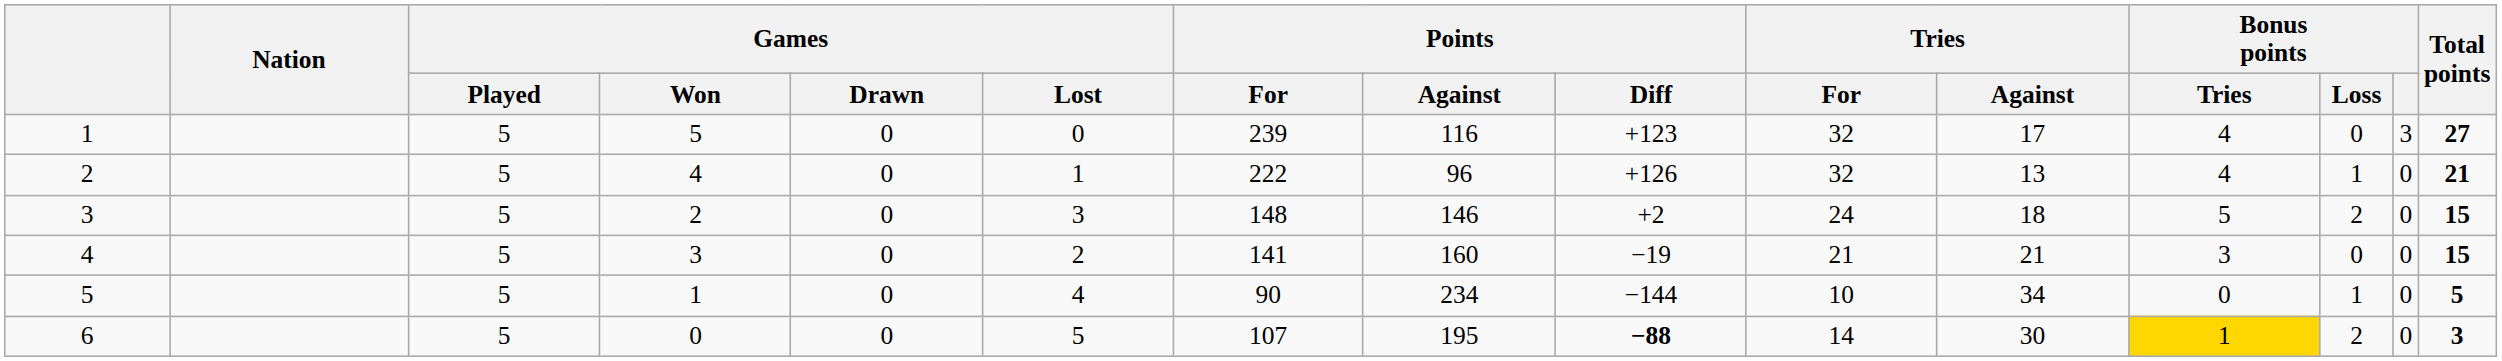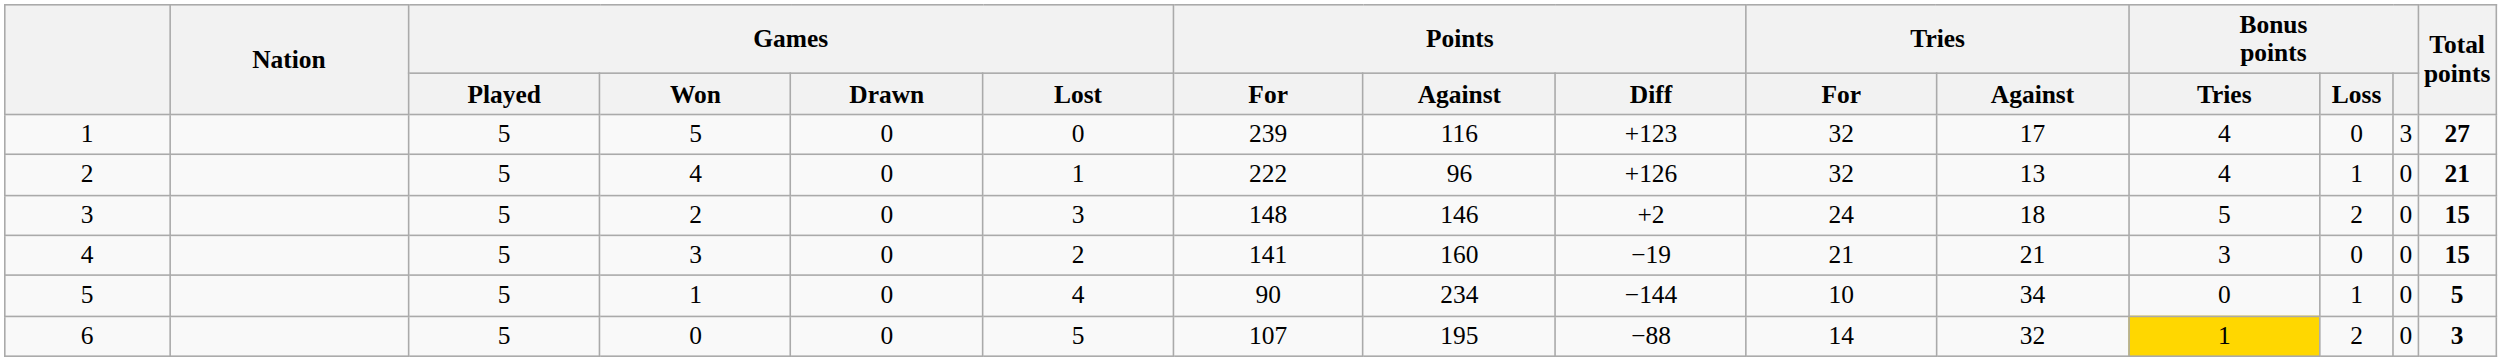(1651, 335) bold -> (1651, 335) normal
(2033, 335) 30 -> (2033, 335) 32
